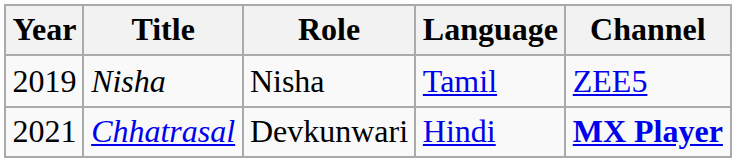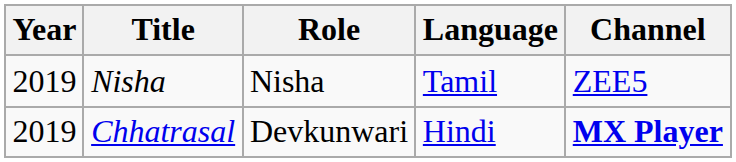(44, 131) 2021 -> (44, 131) 2019
